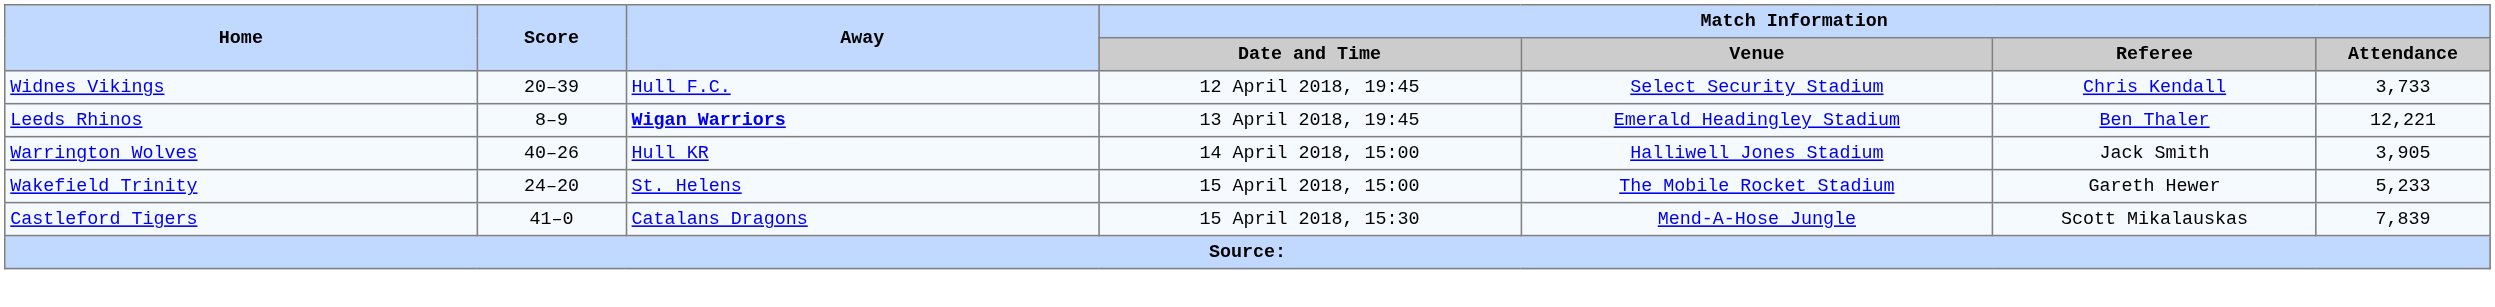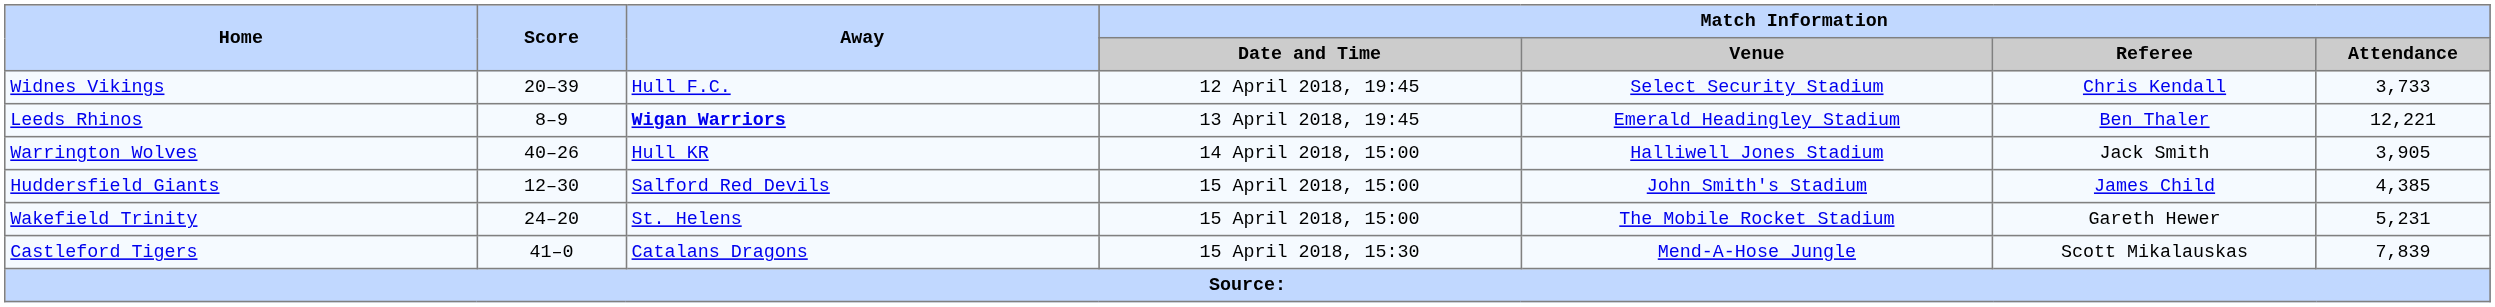+ row: (115, 186)
(2403, 186) 5,233 -> (2403, 219) 5,231
